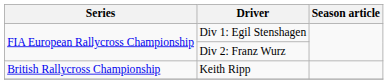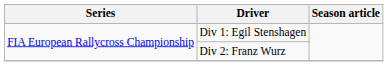- row: (225, 69)
